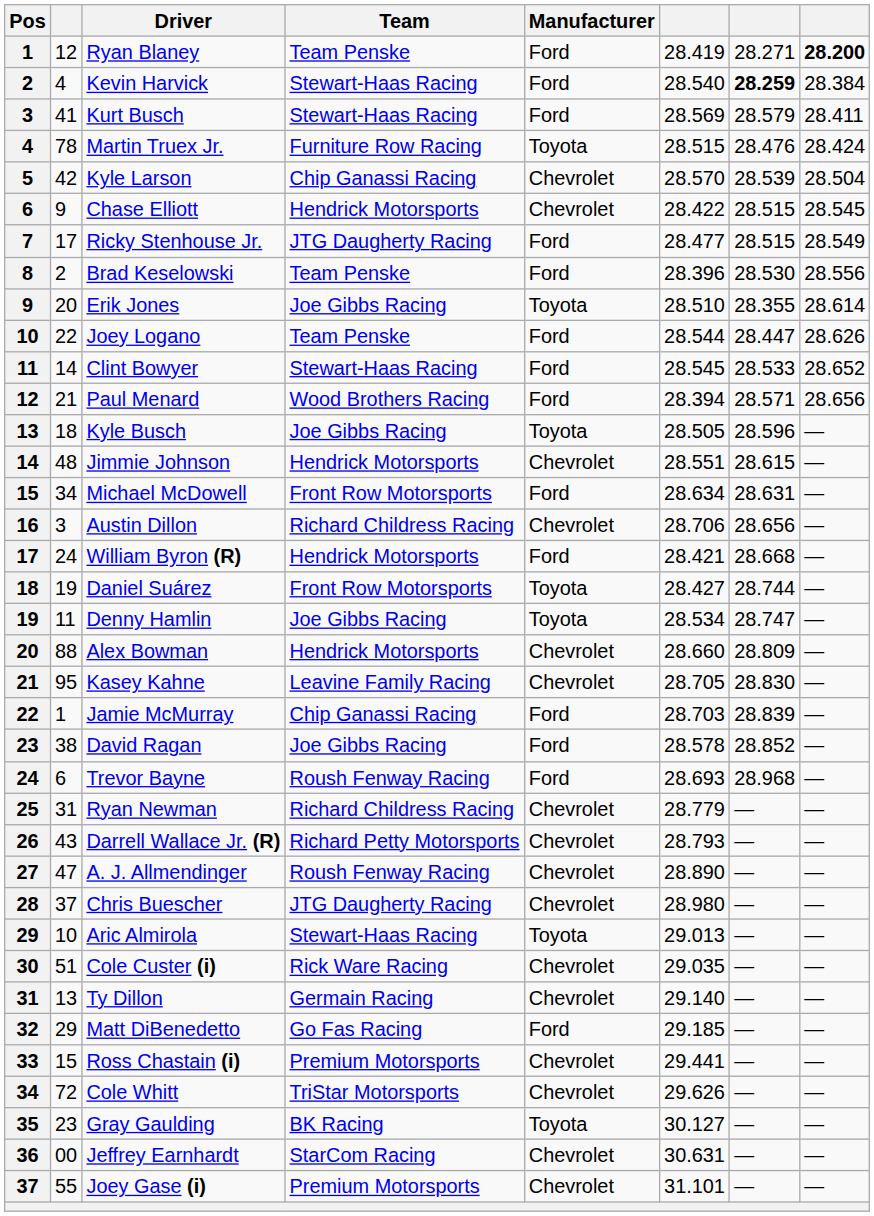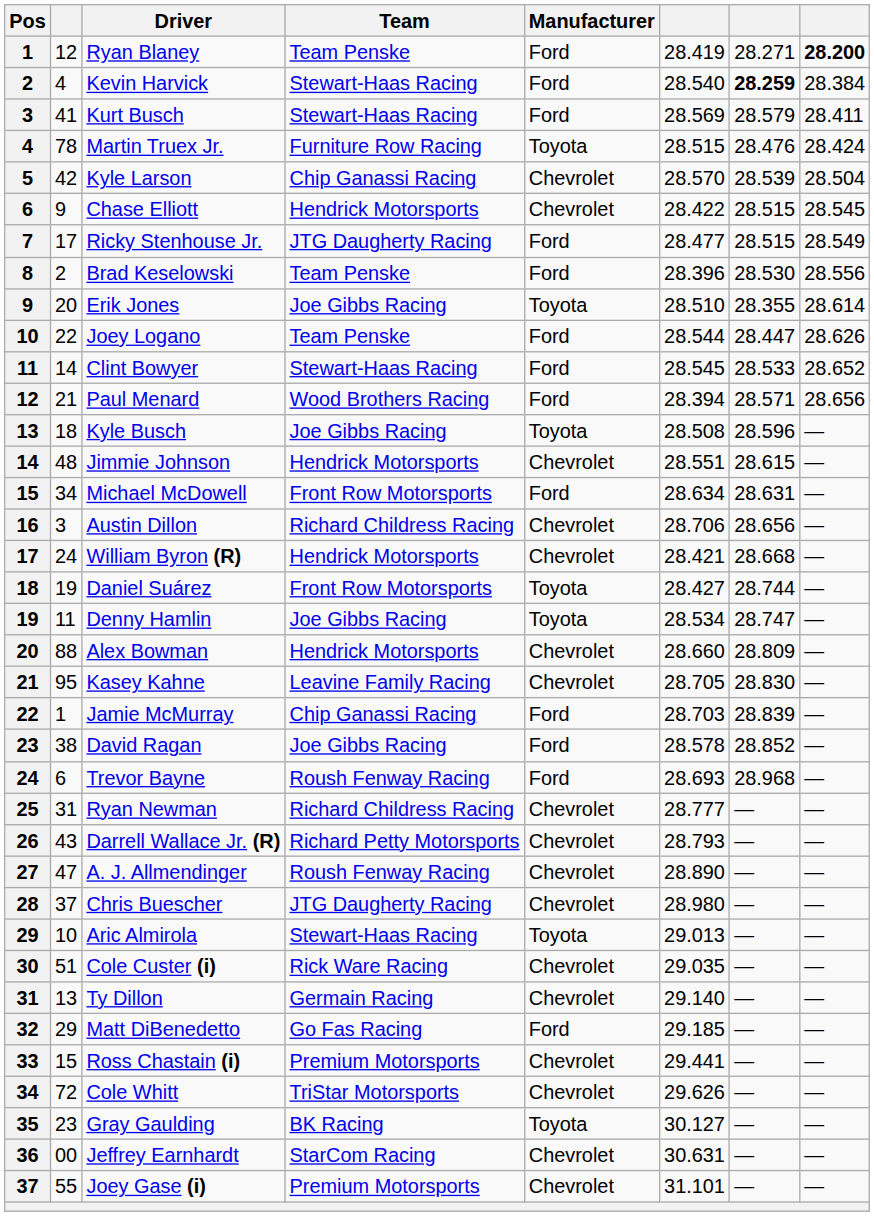(695, 430) 28.505 -> (695, 430) 28.508
(549, 556) Ford -> (571, 556) Chevrolet
(695, 809) 28.779 -> (695, 809) 28.777
